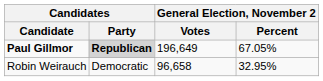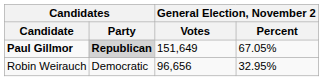(177, 48) 196,649 -> (177, 48) 151,649
(174, 66) 96,658 -> (174, 66) 96,656
